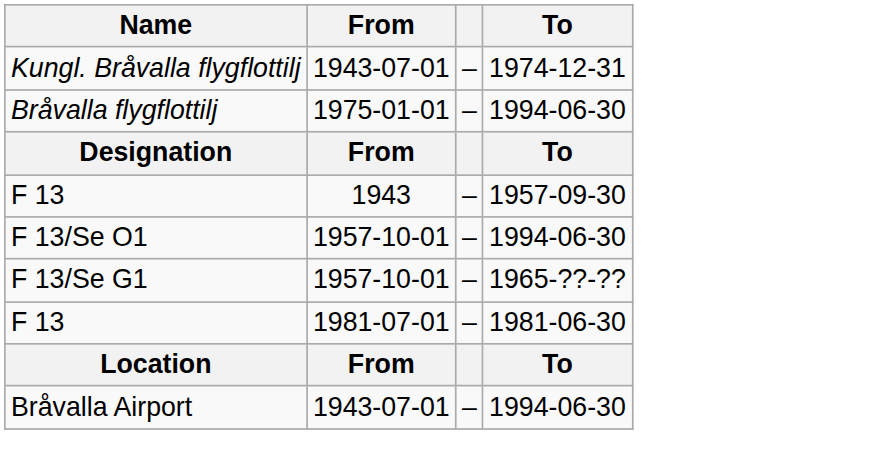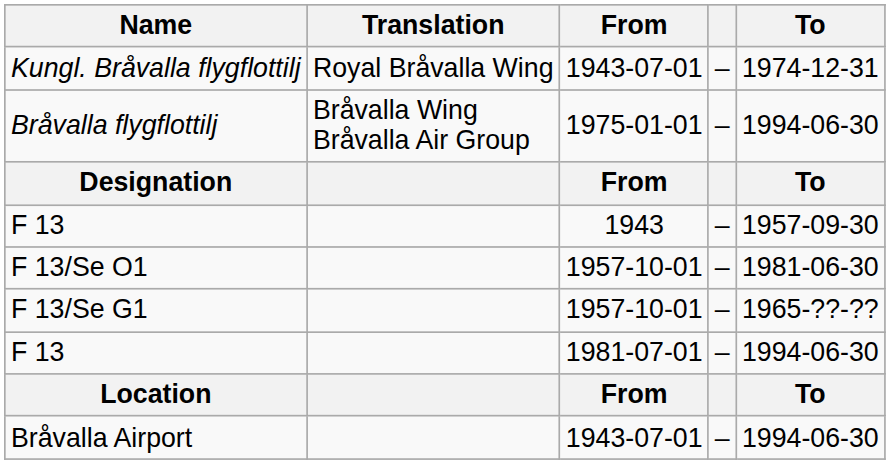+ column: (433, 25)
(557, 237) 1994-06-30 -> (810, 267) 1981-06-30
(557, 322) 1981-06-30 -> (810, 352) 1994-06-30
